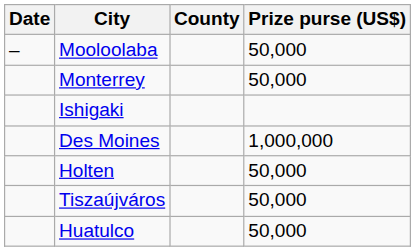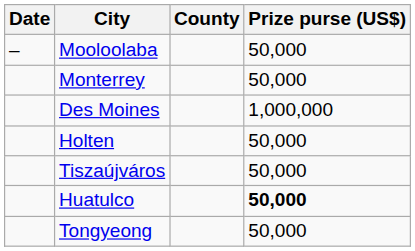- row: (91, 110)
(277, 230) normal -> (277, 200) bold
+ row: (106, 230)
